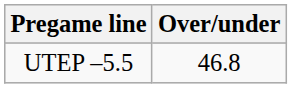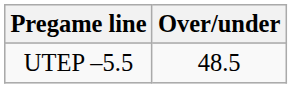(219, 62) 46.8 -> (219, 62) 48.5
